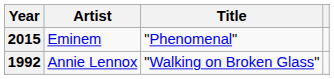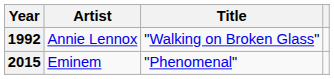rows swapped: (24, 62) <-> (24, 39)
